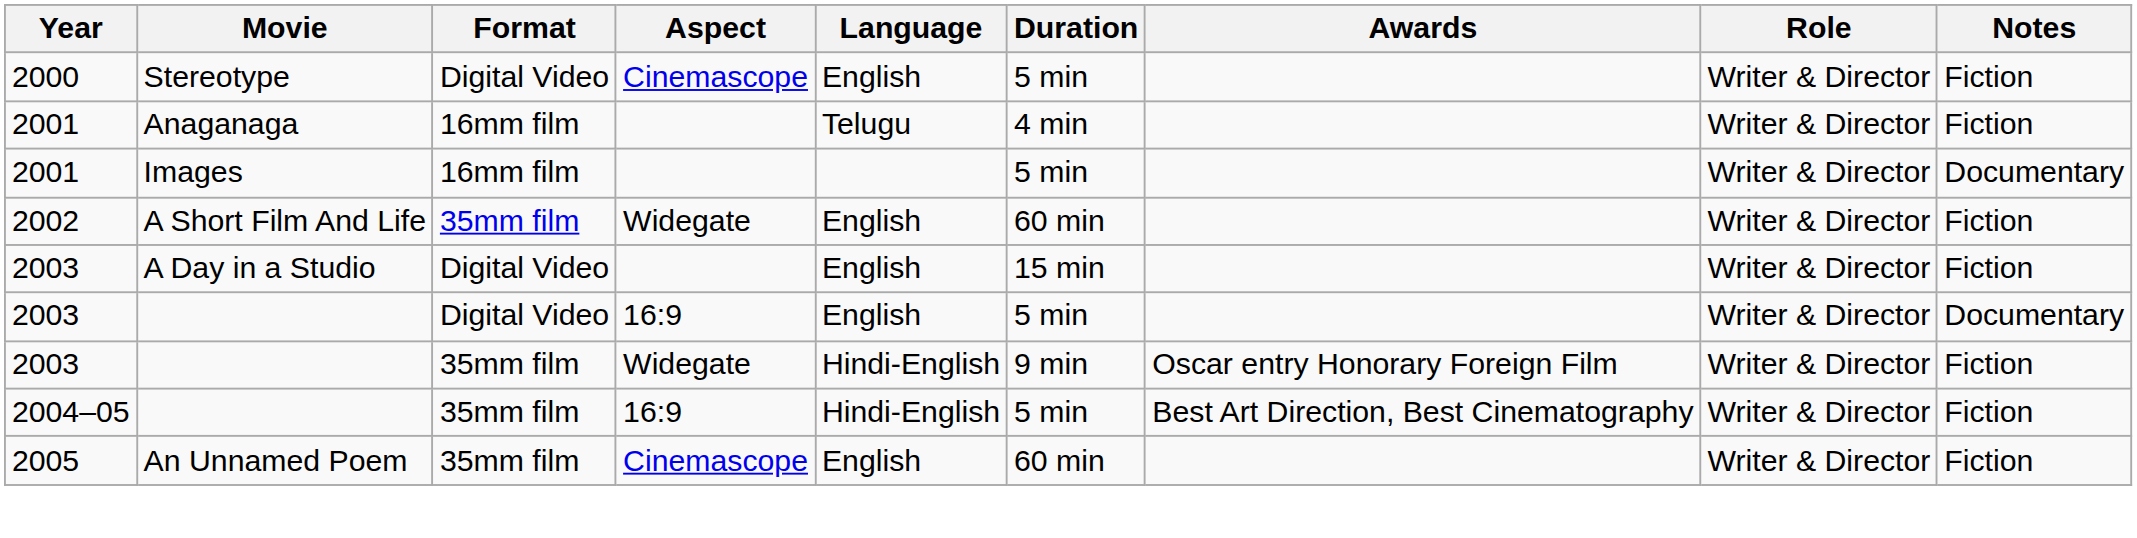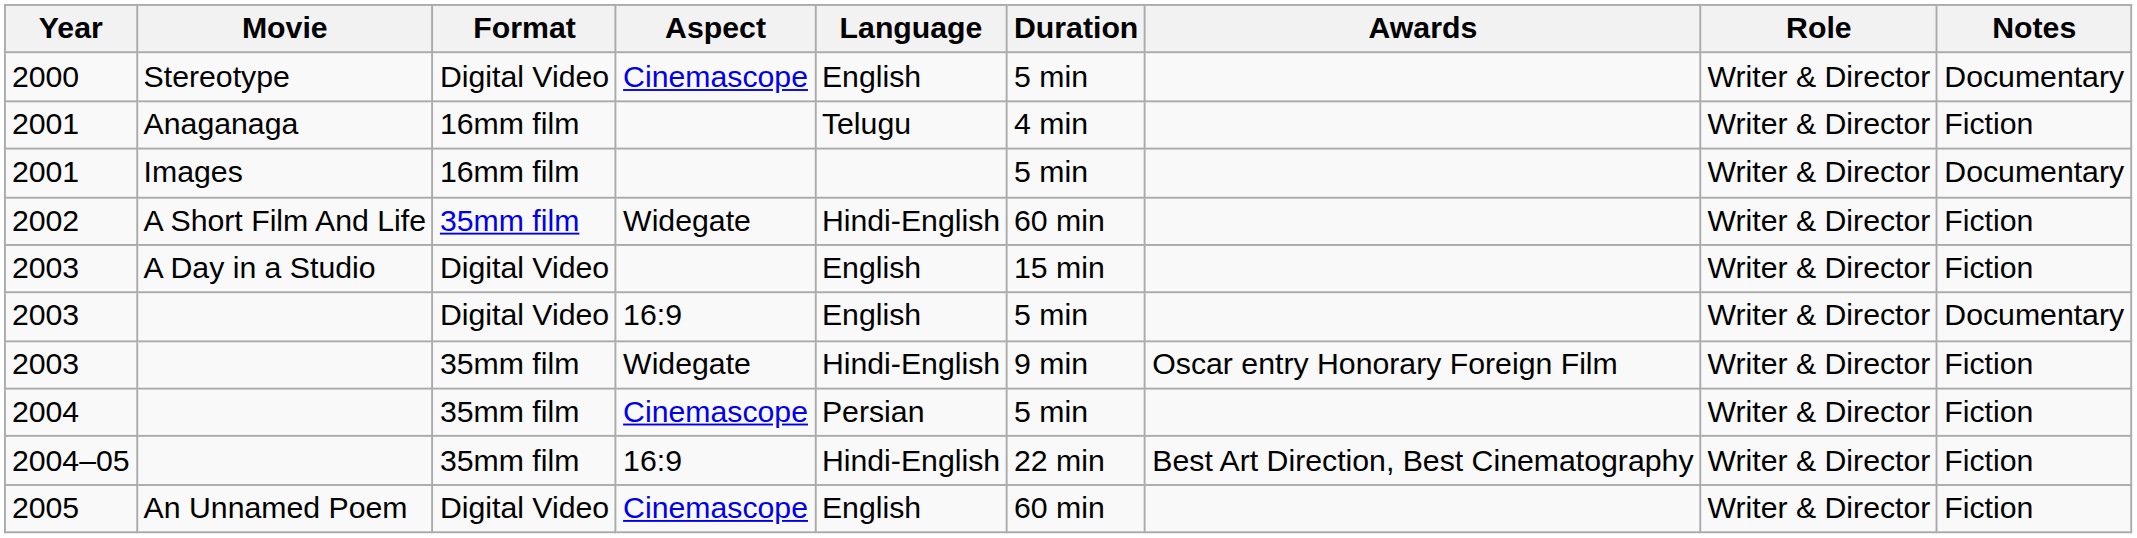(1989, 76) Fiction -> (2034, 76) Documentary
(872, 220) English -> (911, 220) Hindi-English
+ row: (46, 412)
(1051, 412) 5 min -> (1059, 460) 22 min
(510, 460) 35mm film -> (525, 508) Digital Video
